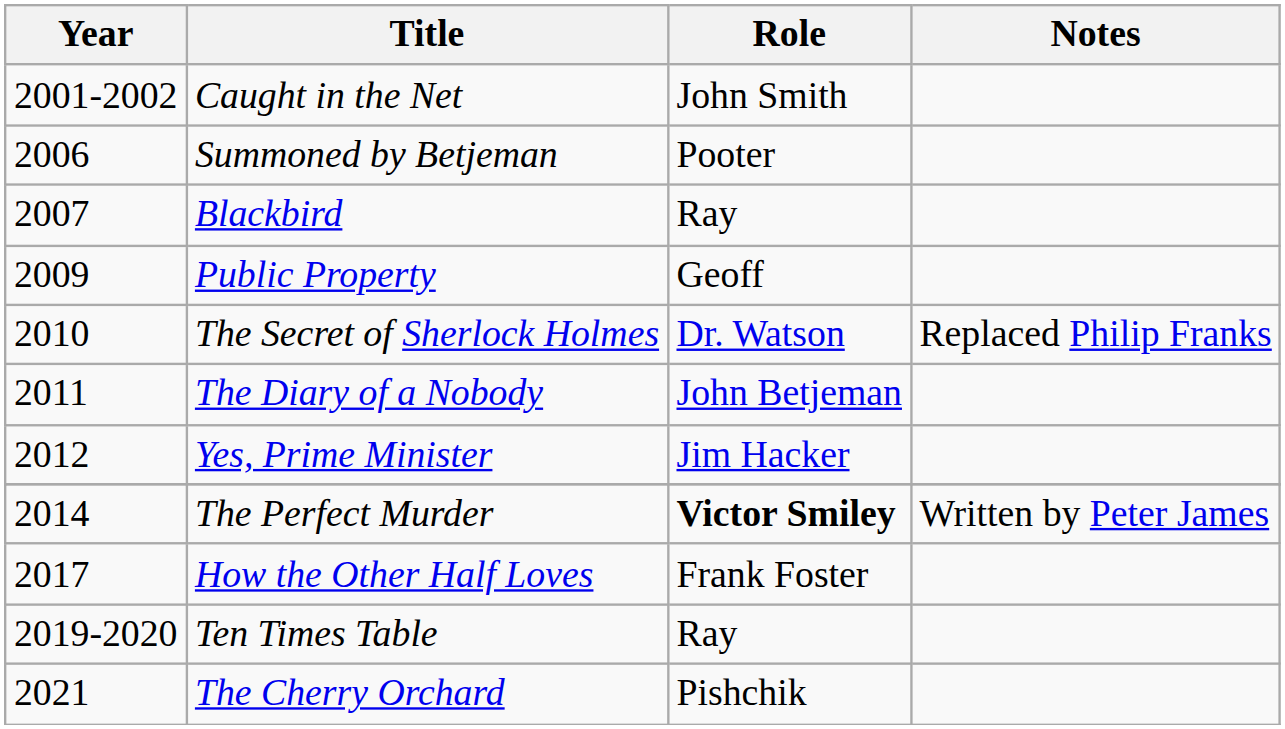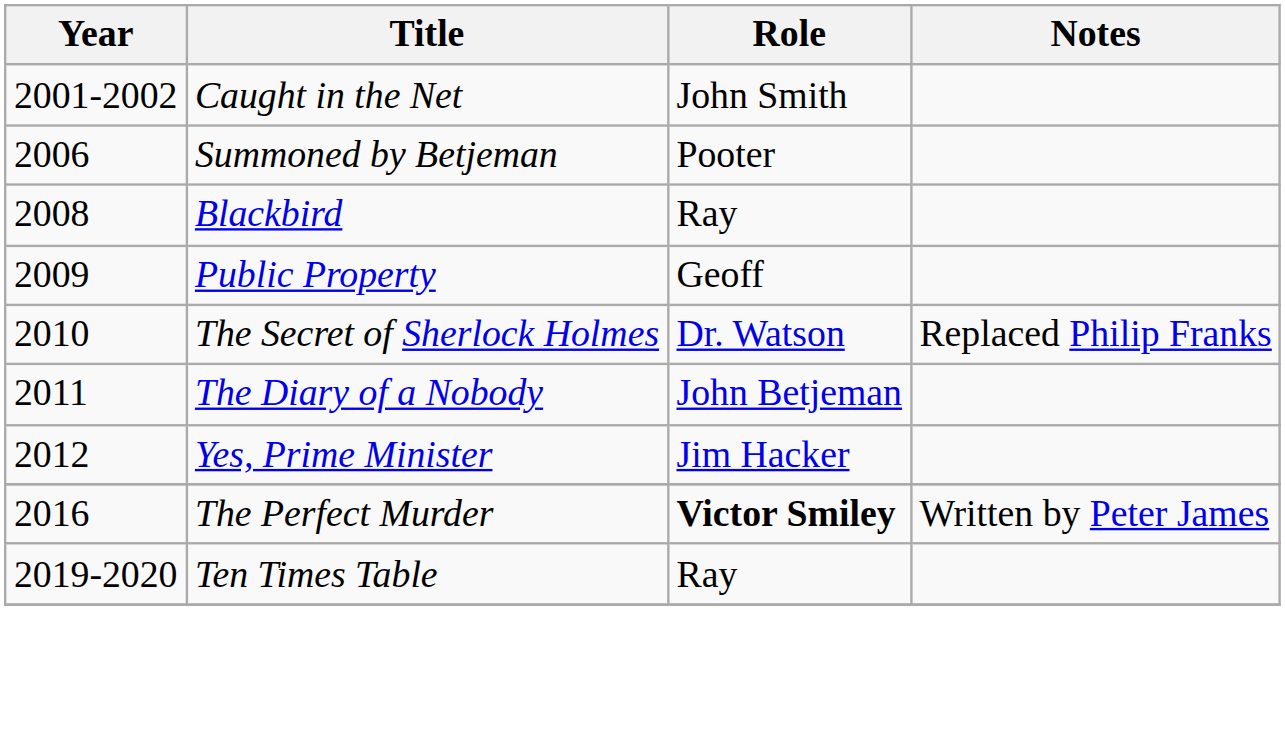(52, 214) 2007 -> (52, 214) 2008
(52, 513) 2014 -> (52, 513) 2016
- row: (394, 573)
- row: (350, 693)
